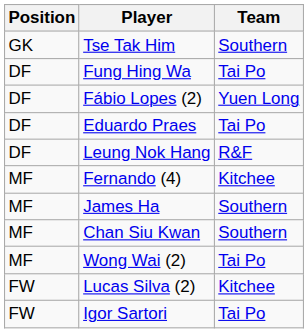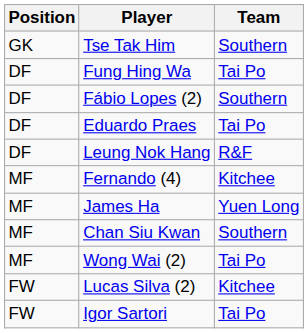(259, 98) Yuen Long -> (253, 98) Southern
(253, 206) Southern -> (259, 206) Yuen Long
